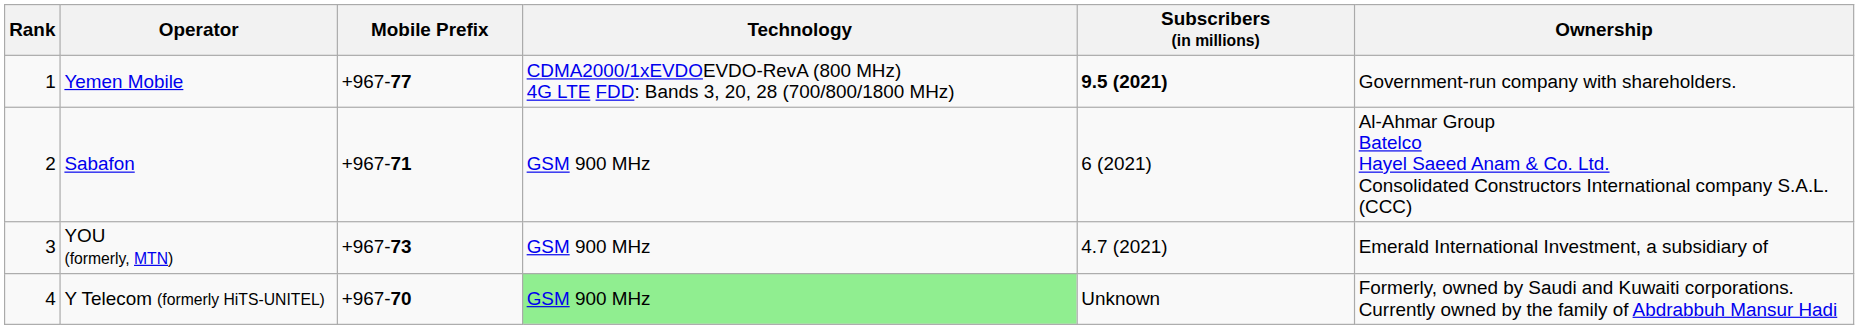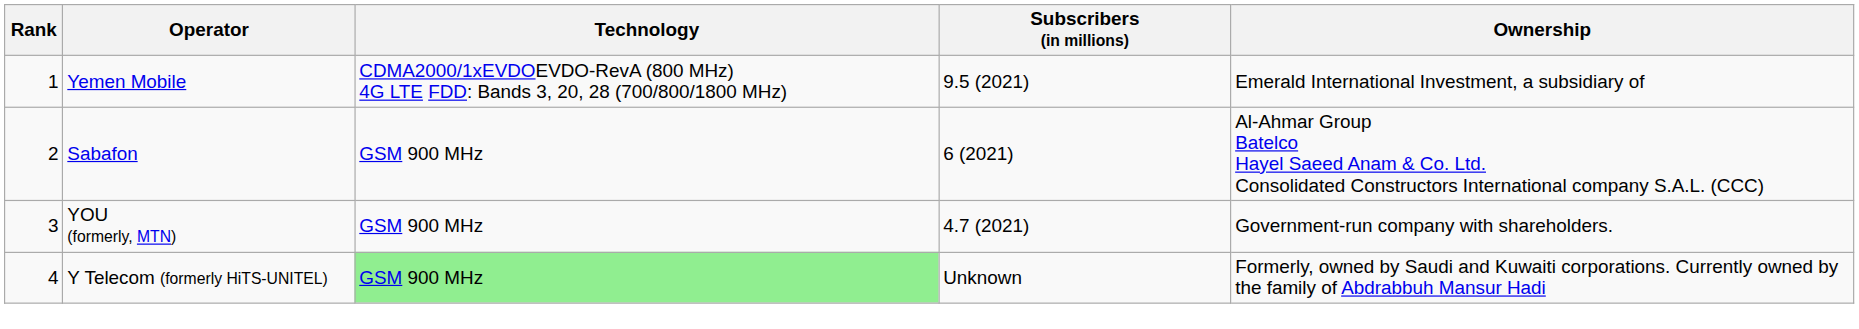- column: (430, 30)
(1124, 81) bold -> (986, 81) normal
(1548, 81) Government-run company with shareholders. -> (1440, 81) Emerald International Investment, a subsidiary of
(1563, 247) Emerald International Investment, a subsidiary of -> (1424, 226) Government-run company with shareholders.
